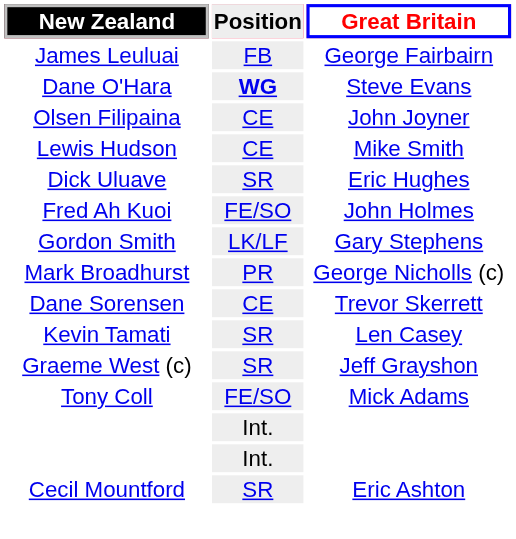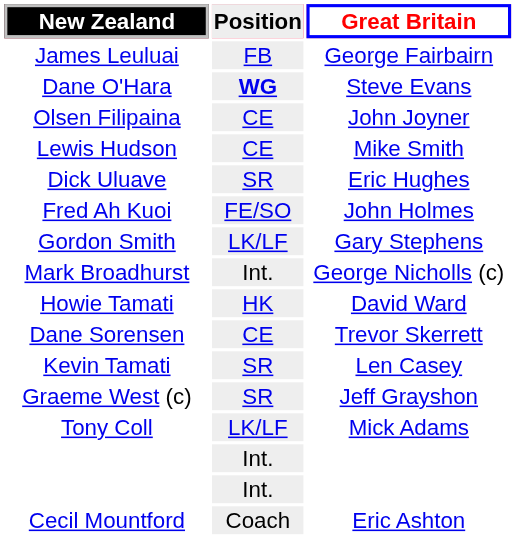(258, 272) PR -> (258, 272) Int.
+ row: (107, 303)
(258, 396) FE/SO -> (258, 427) LK/LF
(258, 489) SR -> (258, 520) Coach
